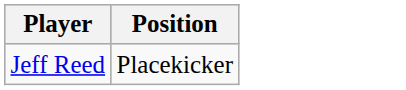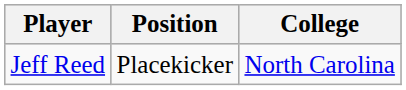+ column: (320, 24)
